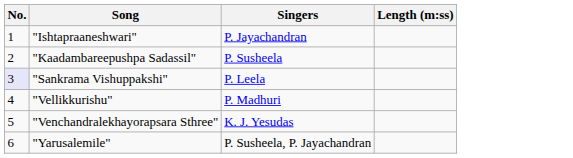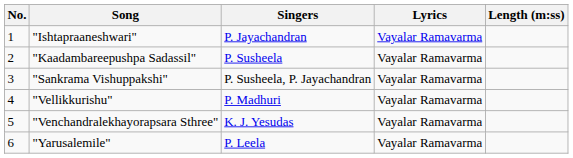+ column: (430, 15)
(11, 79) lavender background -> (11, 79) no background
(245, 79) P. Leela -> (298, 79) P. Susheela, P. Jayachandran
(298, 143) P. Susheela, P. Jayachandran -> (245, 143) P. Leela
